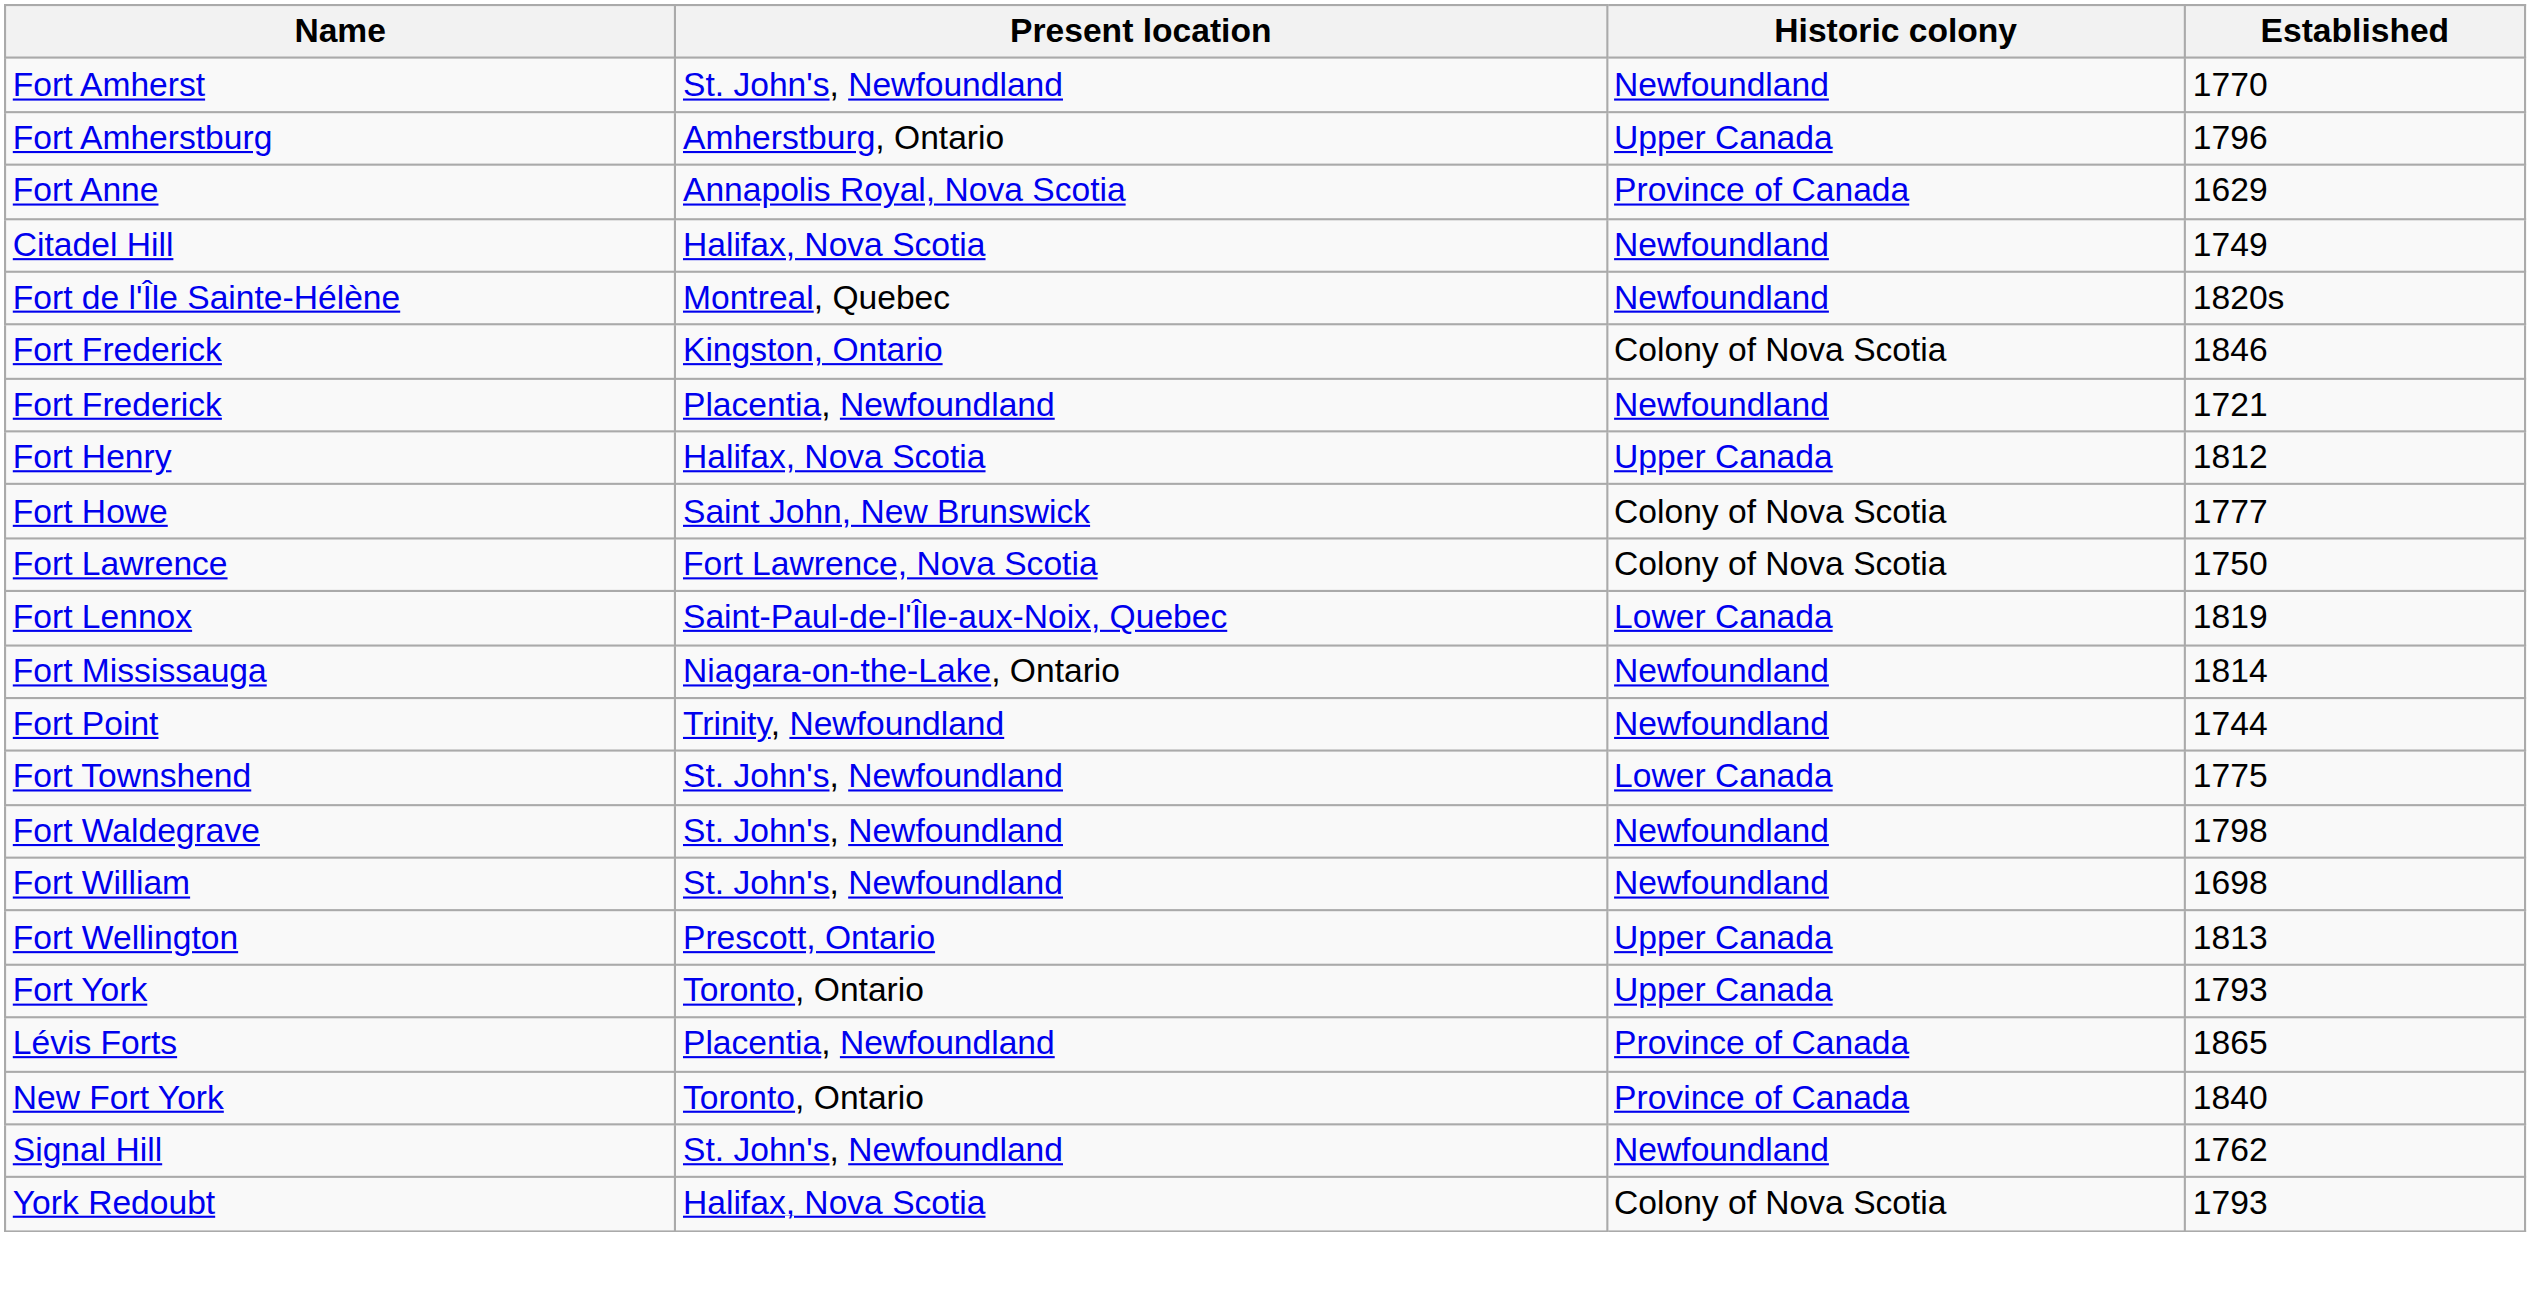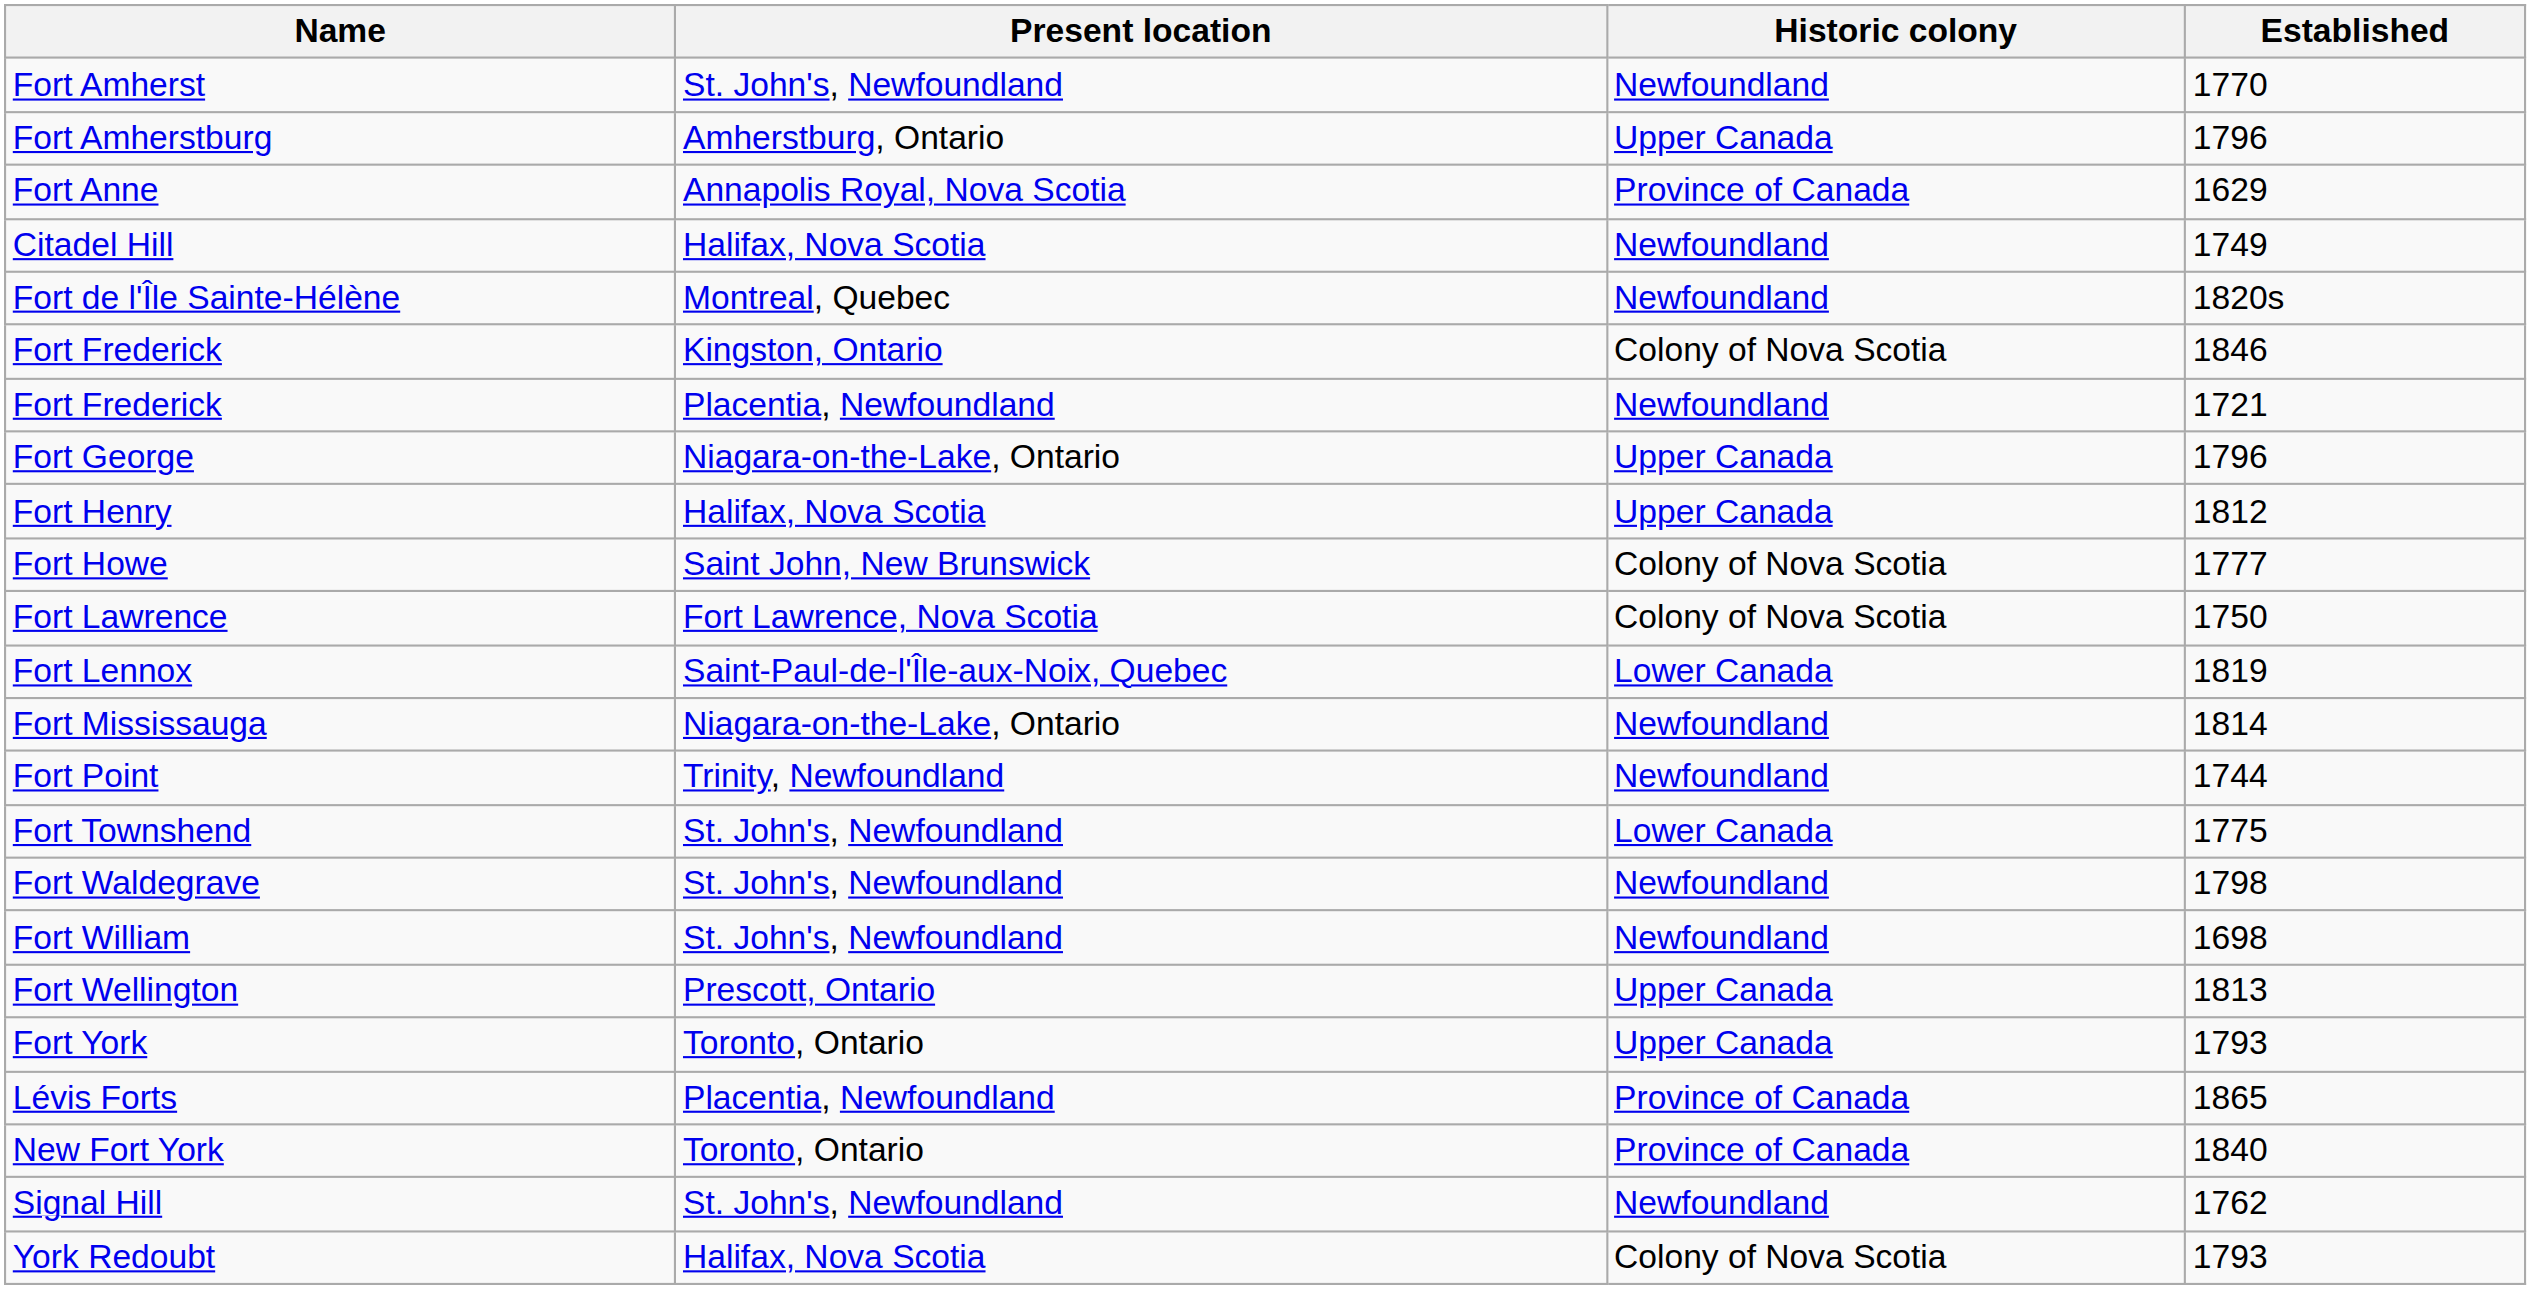+ row: (103, 457)
